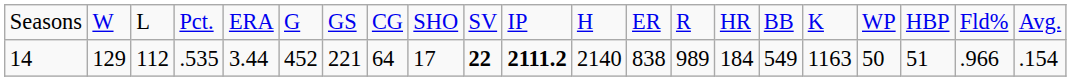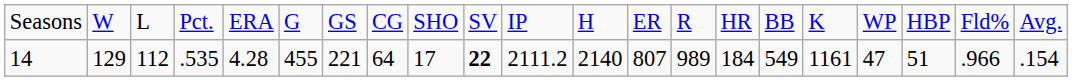(249, 57) 3.44 -> (249, 57) 4.28
(301, 57) 452 -> (301, 57) 455
(537, 57) bold -> (537, 57) normal
(649, 57) 838 -> (650, 57) 807
(830, 57) 1163 -> (831, 57) 1161
(873, 57) 50 -> (874, 57) 47
